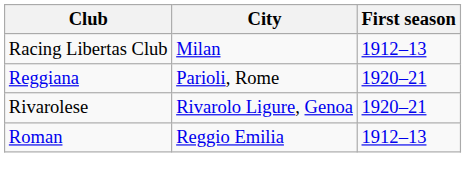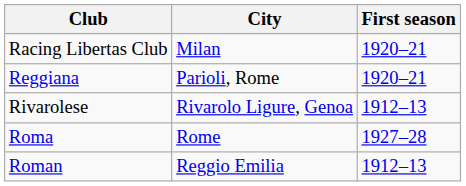(394, 48) 1912–13 -> (394, 48) 1920–21
(394, 107) 1920–21 -> (394, 107) 1912–13
+ row: (31, 136)
